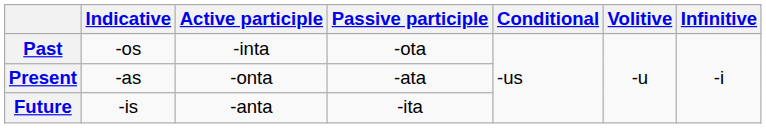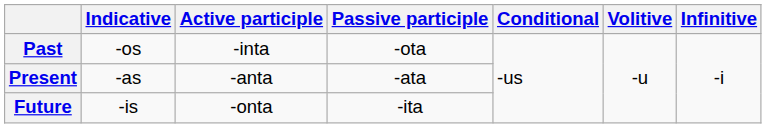(251, 78) -onta -> (251, 78) -anta
(251, 107) -anta -> (251, 107) -onta
